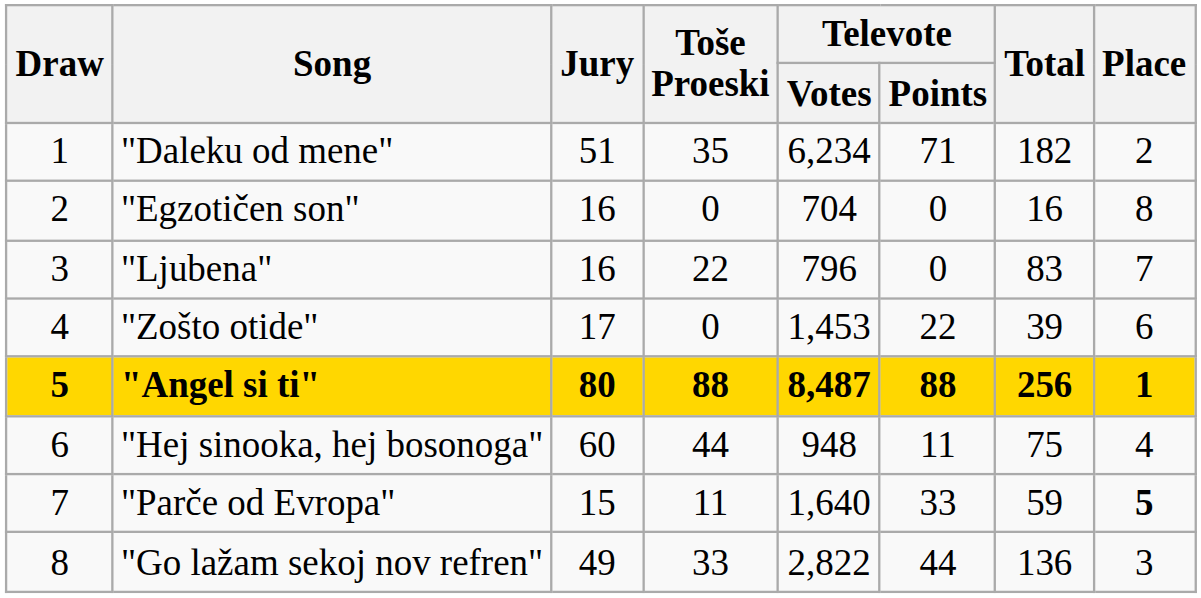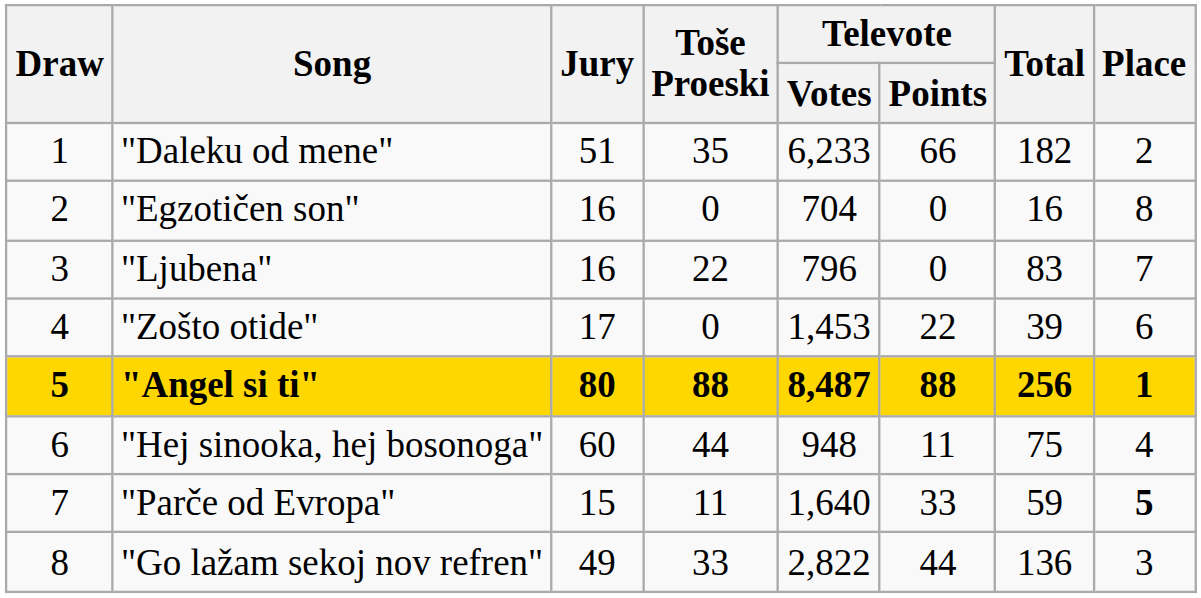(829, 151) 6,234 -> (829, 151) 6,233
(938, 151) 71 -> (938, 151) 66
